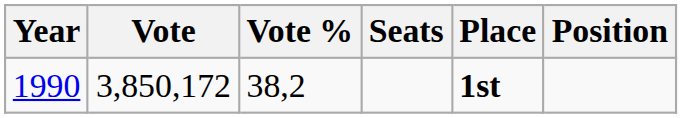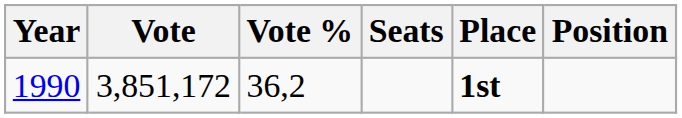(163, 84) 3,850,172 -> (163, 84) 3,851,172
(276, 84) 38,2 -> (276, 84) 36,2
